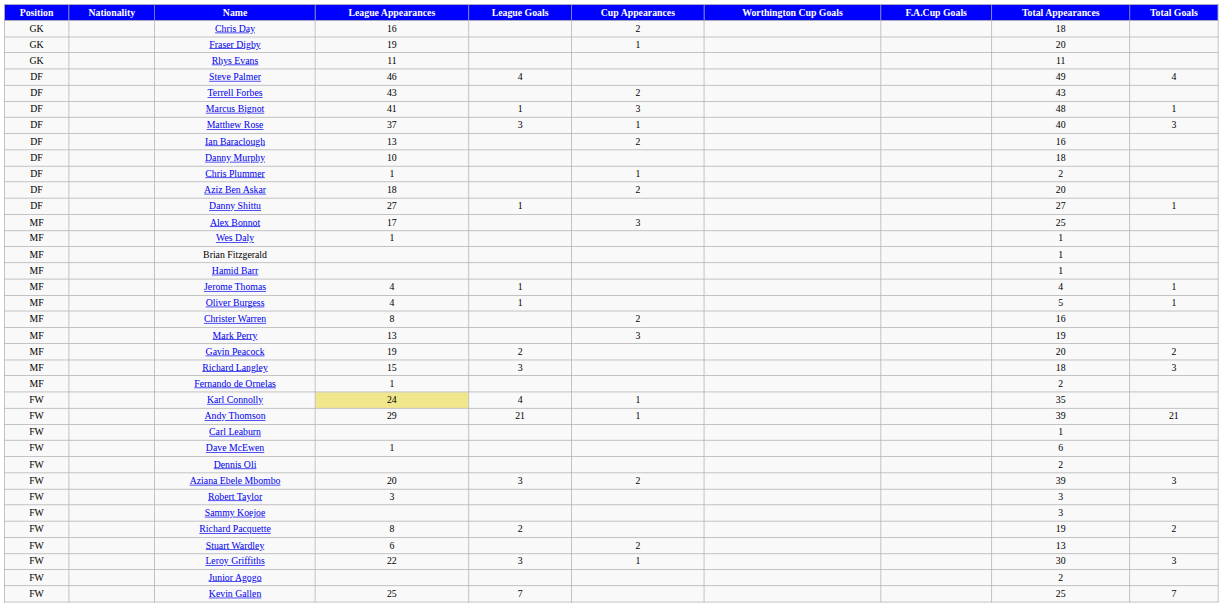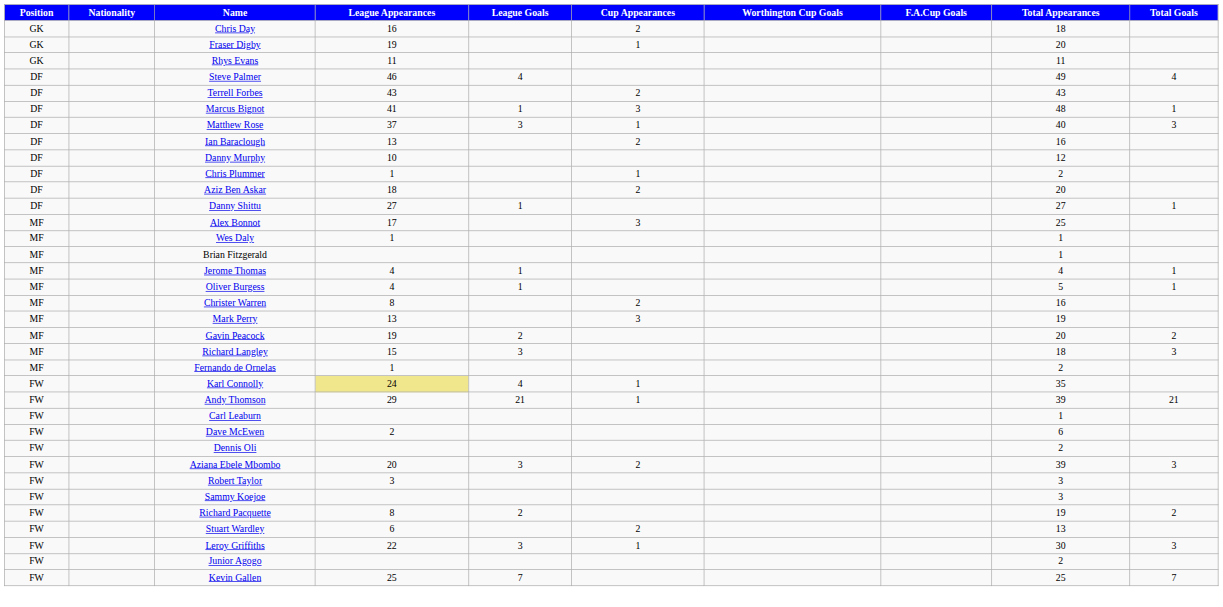(1061, 158) 18 -> (1061, 158) 12
- row: (235, 271)
(392, 449) 1 -> (392, 432) 2
